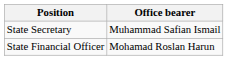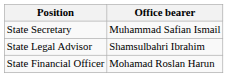+ row: (49, 47)
